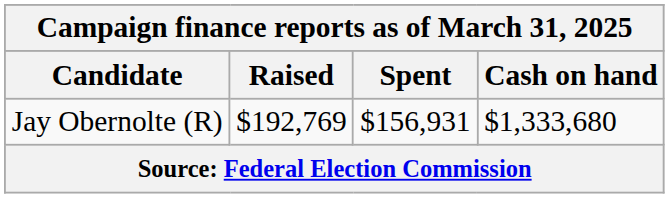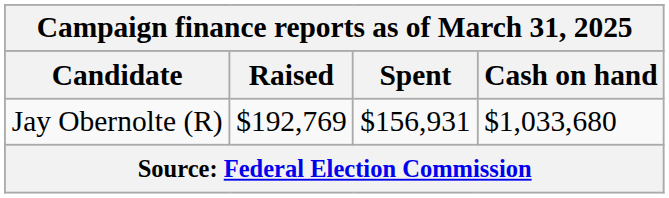(550, 121) $1,333,680 -> (550, 121) $1,033,680
